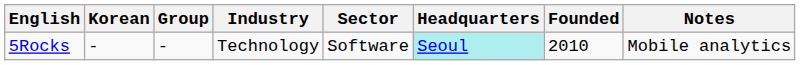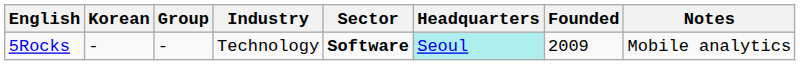(368, 46) normal -> (368, 46) bold
(568, 46) 2010 -> (568, 46) 2009
